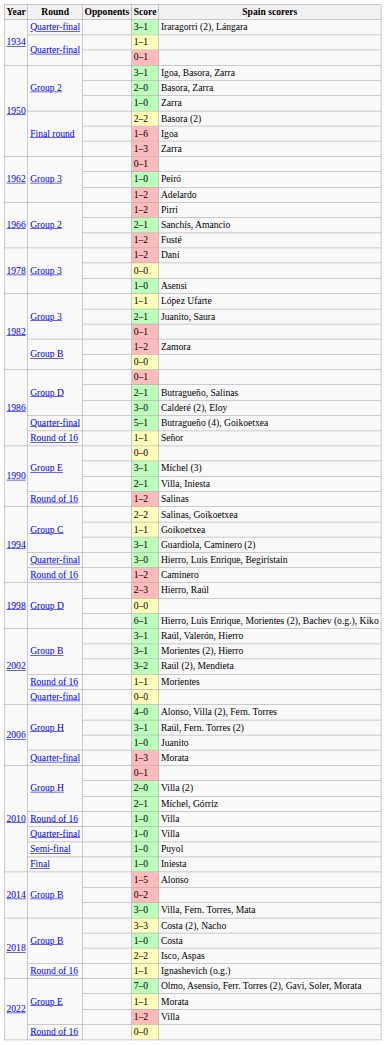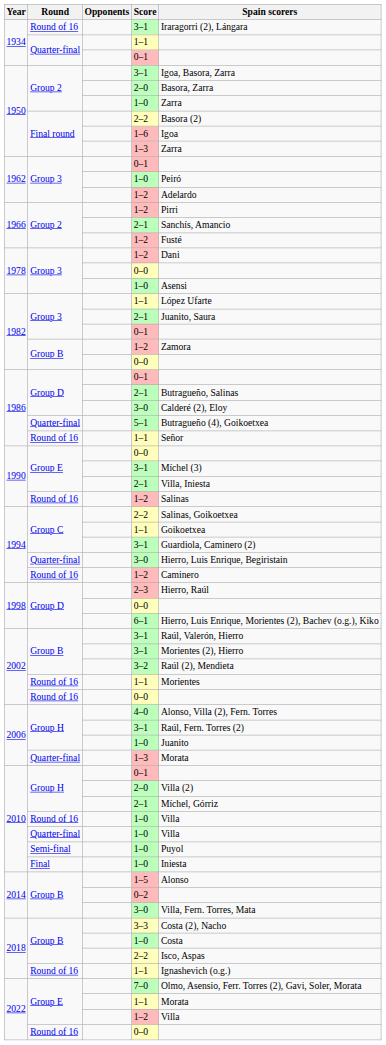(55, 27) Quarter-final -> (54, 27) Round of 16
(55, 697) Quarter-final -> (54, 697) Round of 16
